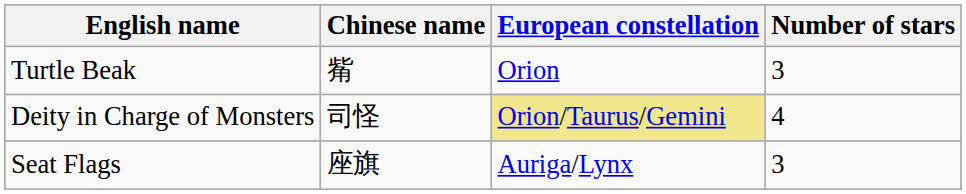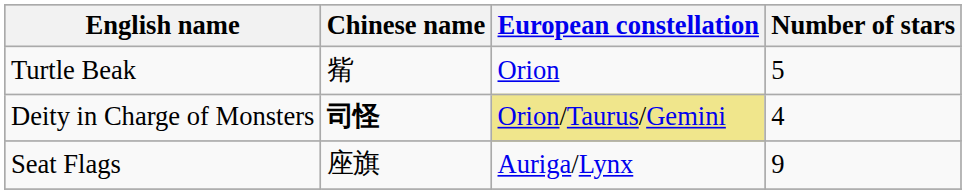(778, 70) 3 -> (778, 70) 5
(353, 116) normal -> (353, 116) bold
(778, 164) 3 -> (778, 164) 9
